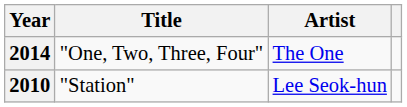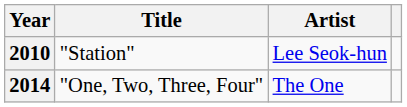rows swapped: (30, 85) <-> (30, 53)
